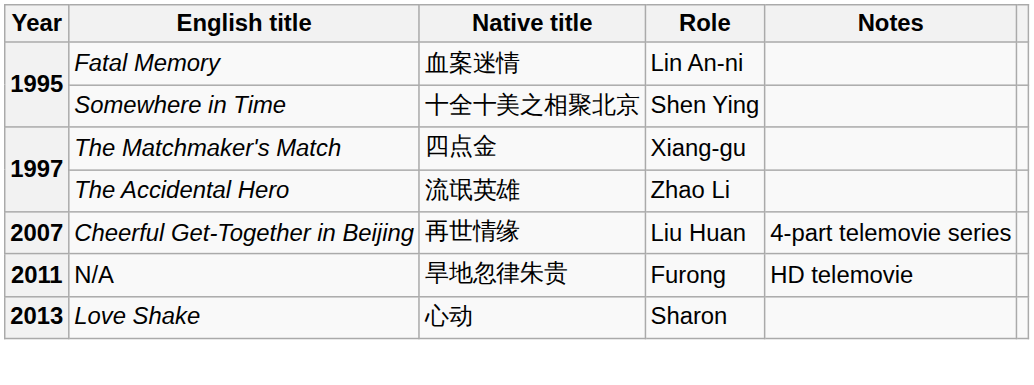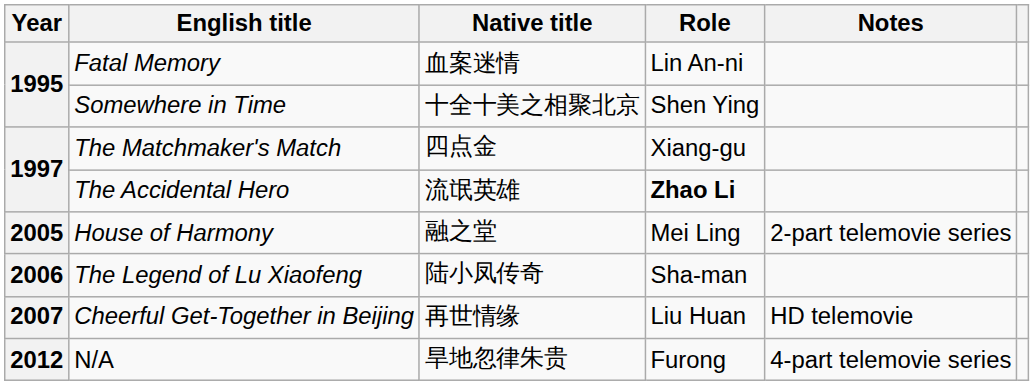(690, 190) normal -> (693, 190) bold
+ row: (174, 232)
+ row: (218, 274)
(891, 232) 4-part telemovie series -> (842, 317) HD telemovie
(37, 274) 2011 -> (37, 359) 2012
(842, 274) HD telemovie -> (891, 359) 4-part telemovie series
- row: (137, 317)
